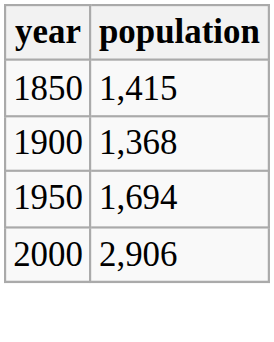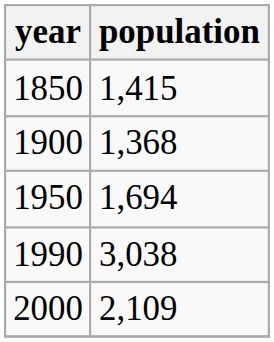+ row: (48, 253)
(138, 253) 2,906 -> (138, 308) 2,109
